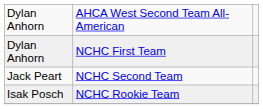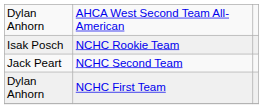rows swapped: (26, 51) <-> (35, 94)
